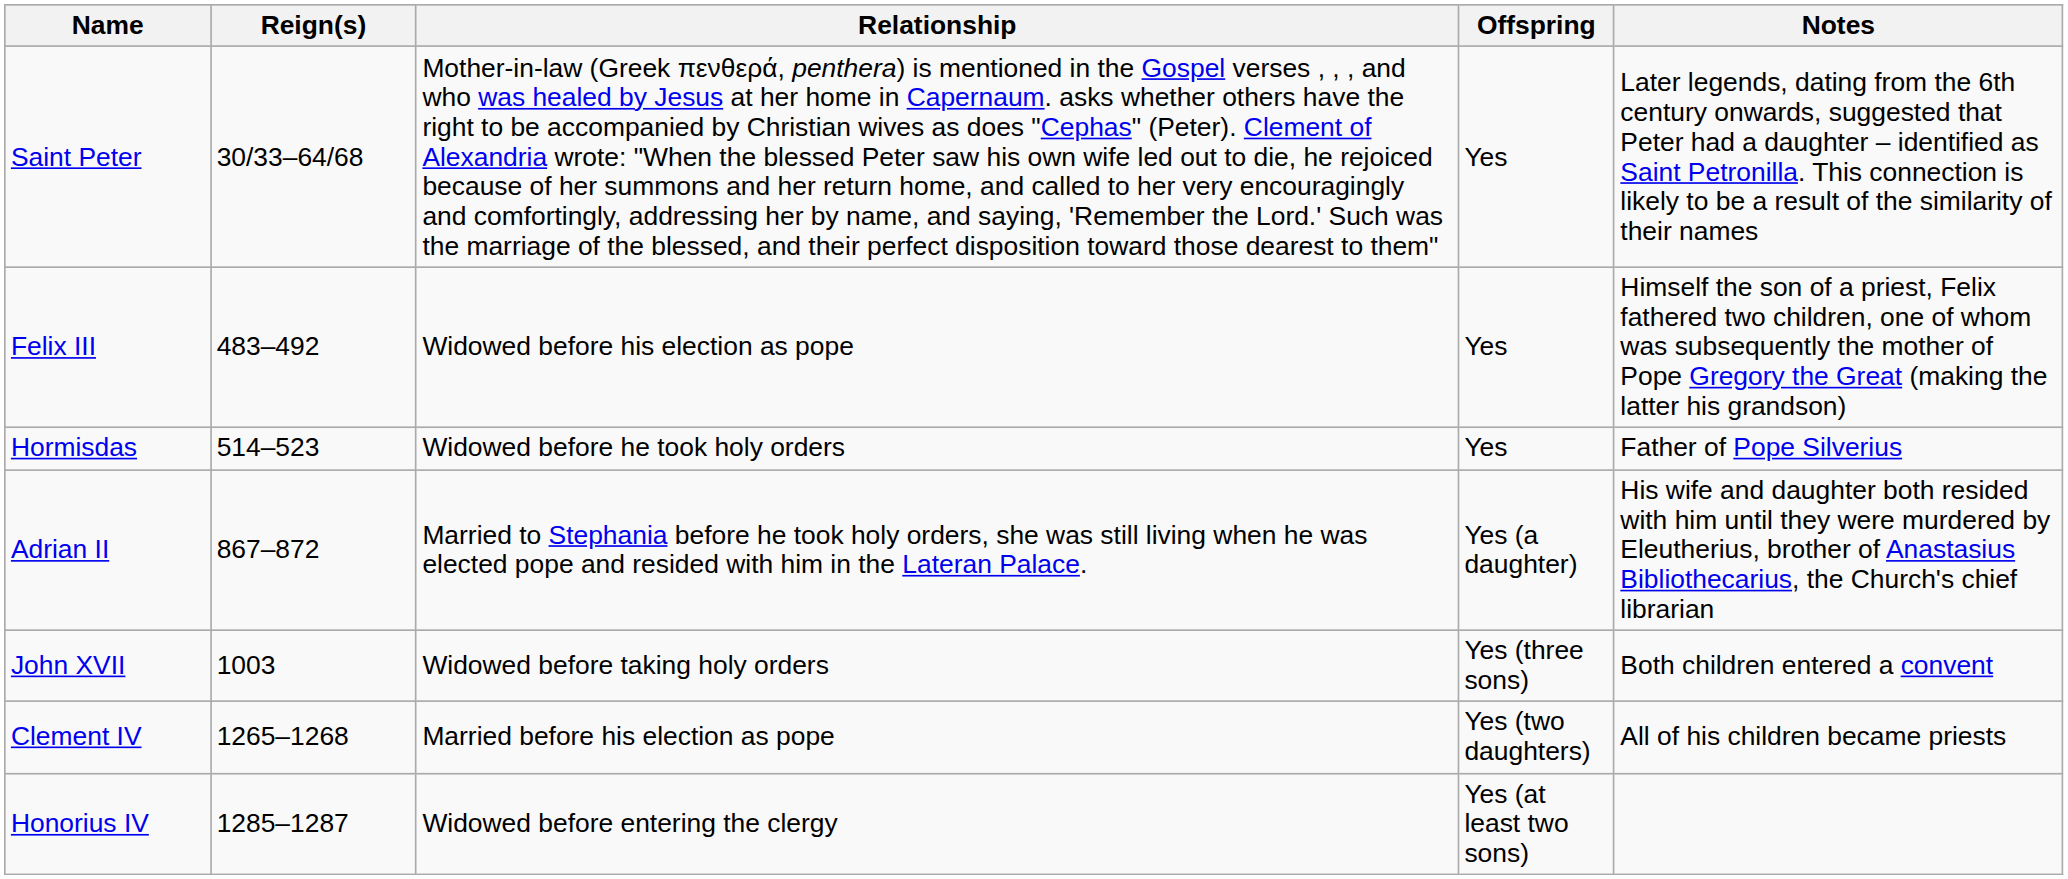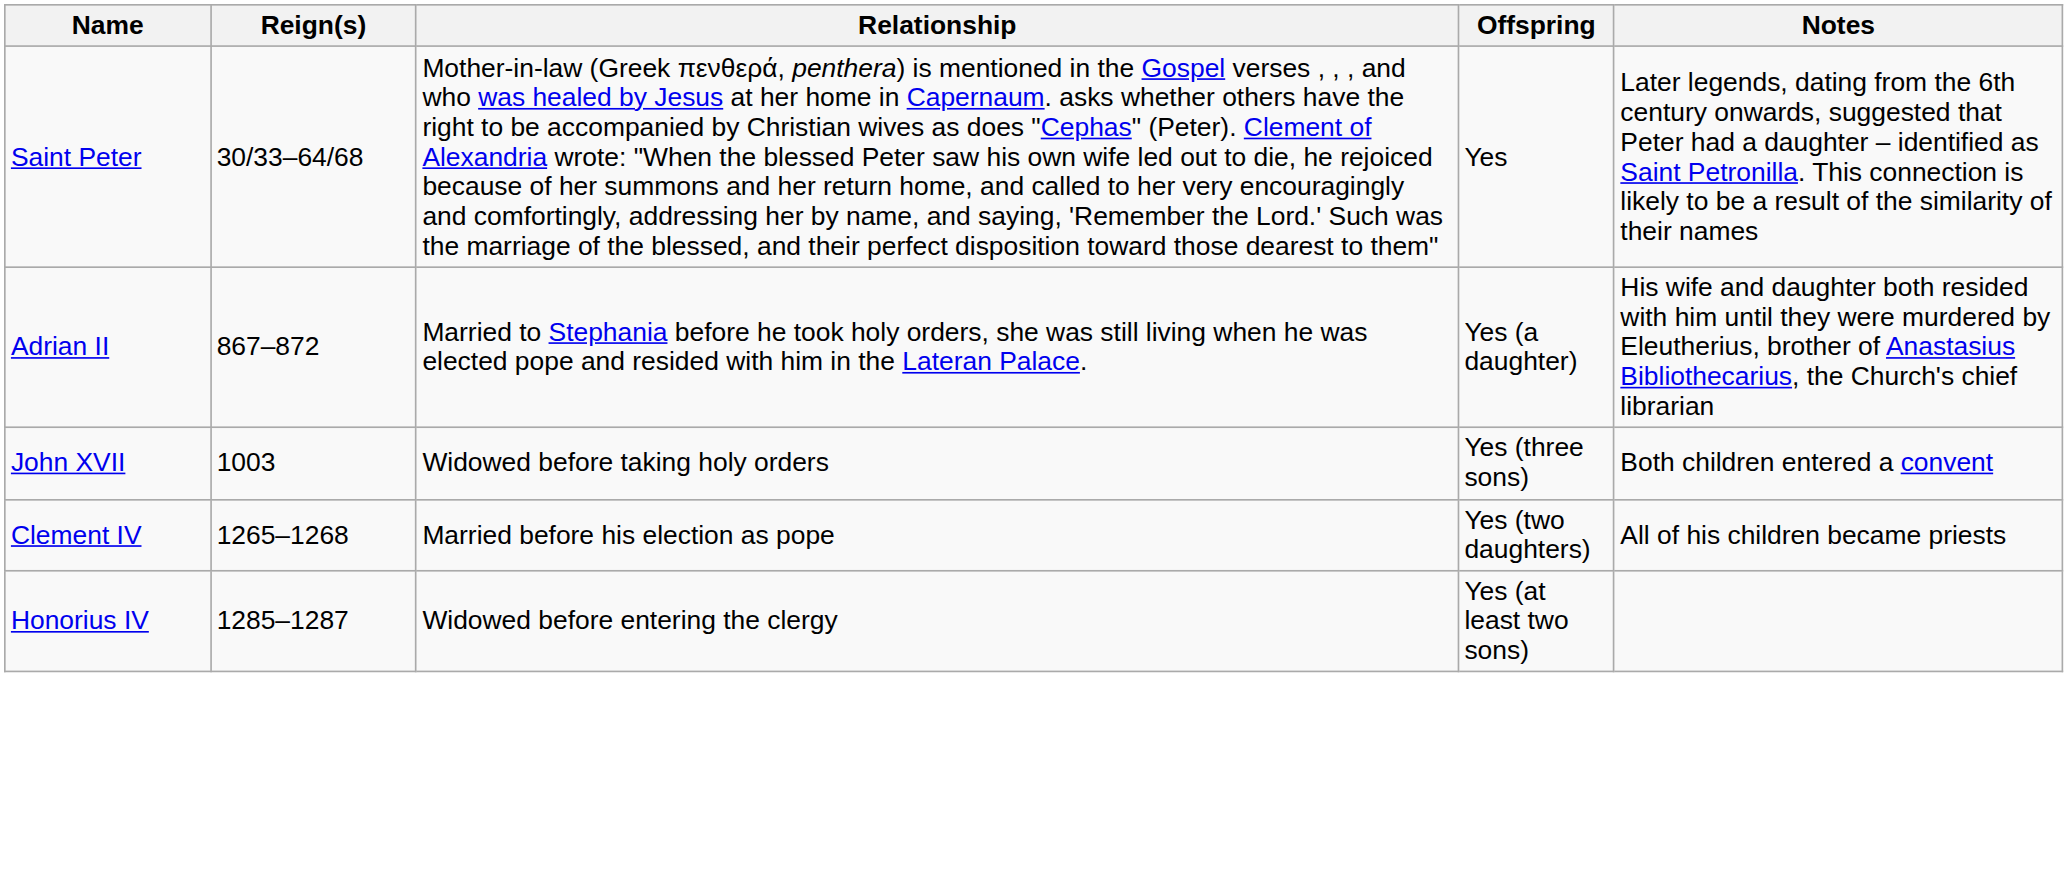- row: (53, 346)
- row: (74, 448)
